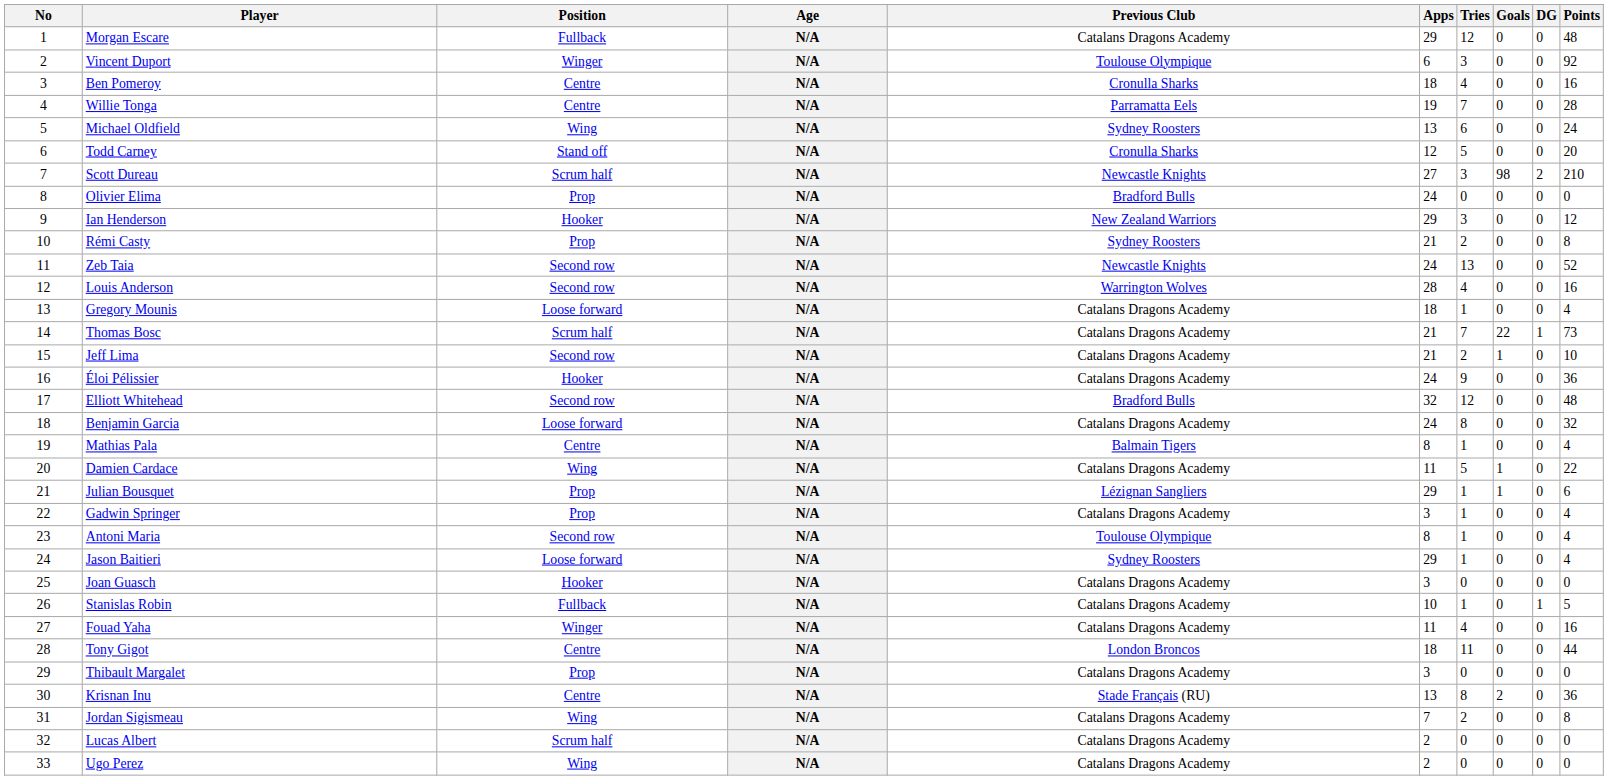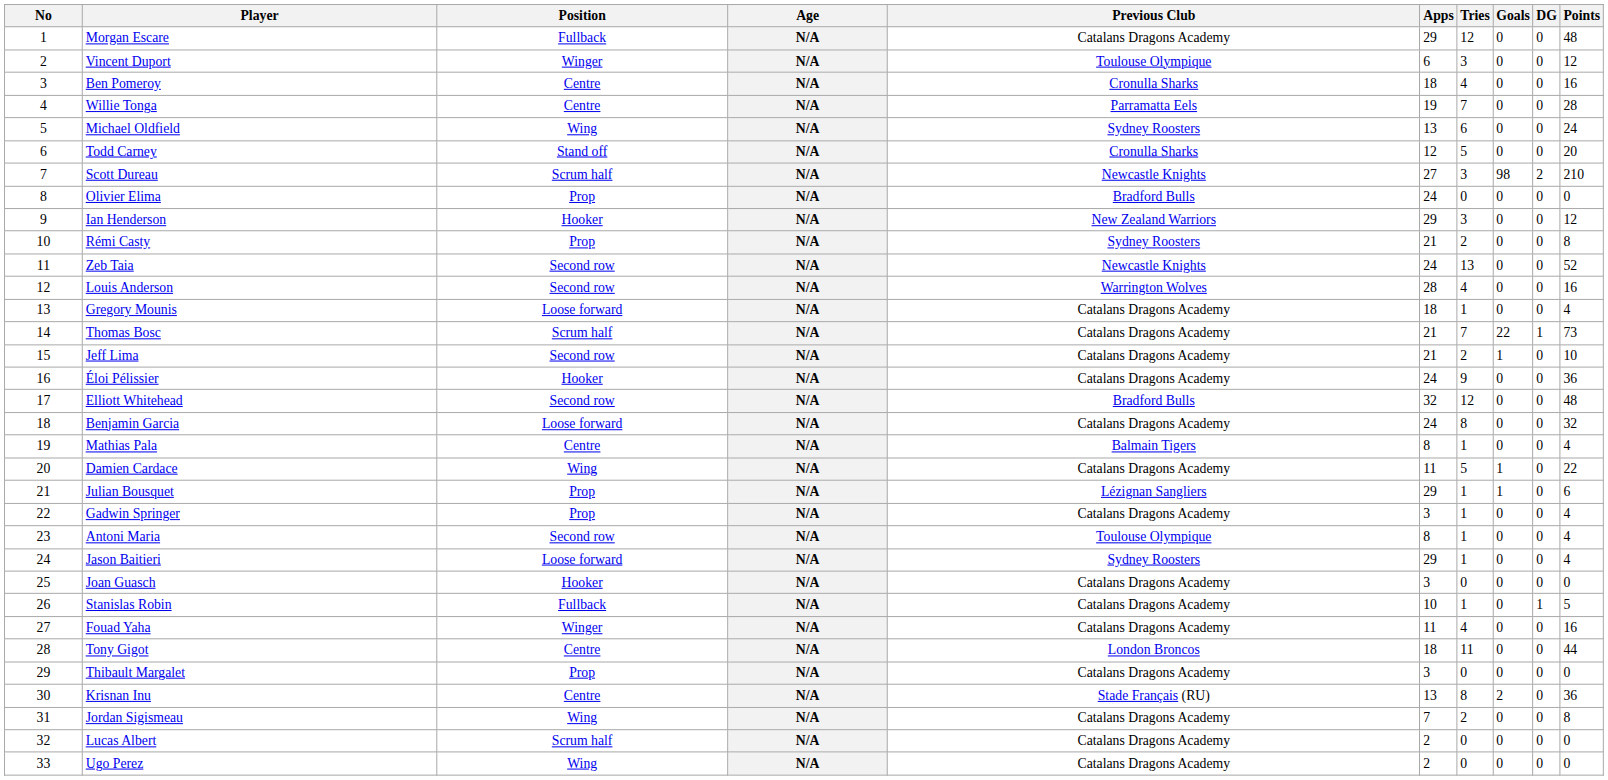(1570, 60) 92 -> (1570, 60) 12
